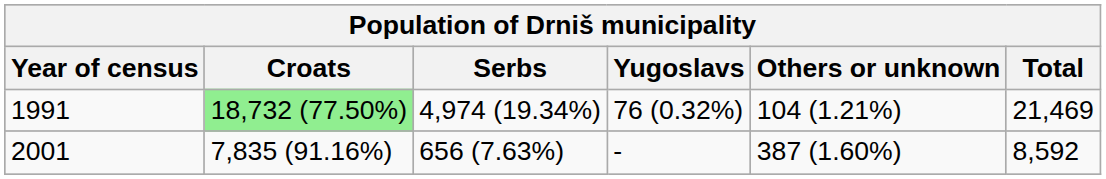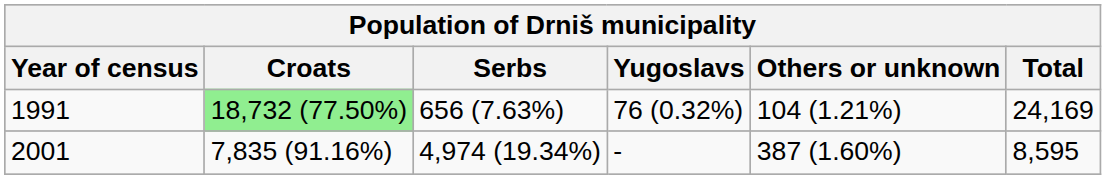(510, 109) 4,974 (19.34%) -> (492, 109) 656 (7.63%)
(1053, 109) 21,469 -> (1053, 109) 24,169
(492, 151) 656 (7.63%) -> (510, 151) 4,974 (19.34%)
(1046, 151) 8,592 -> (1046, 151) 8,595
